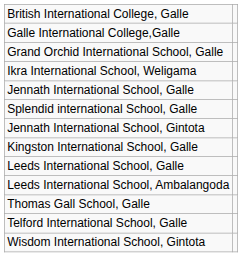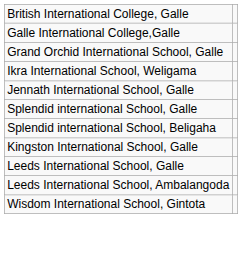+ row: (112, 128)
- row: (106, 128)
- row: (79, 204)
- row: (97, 223)
